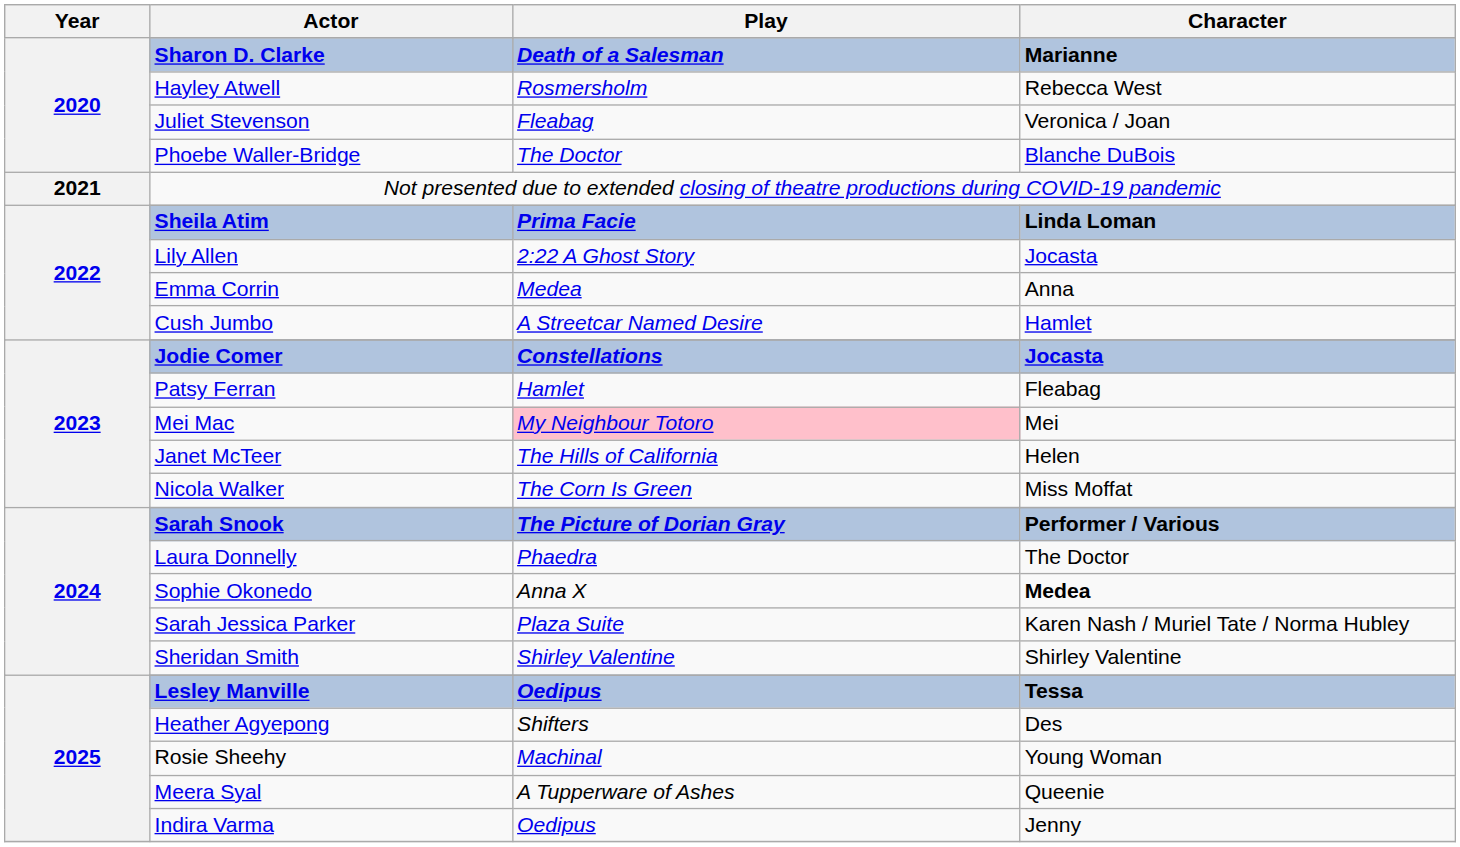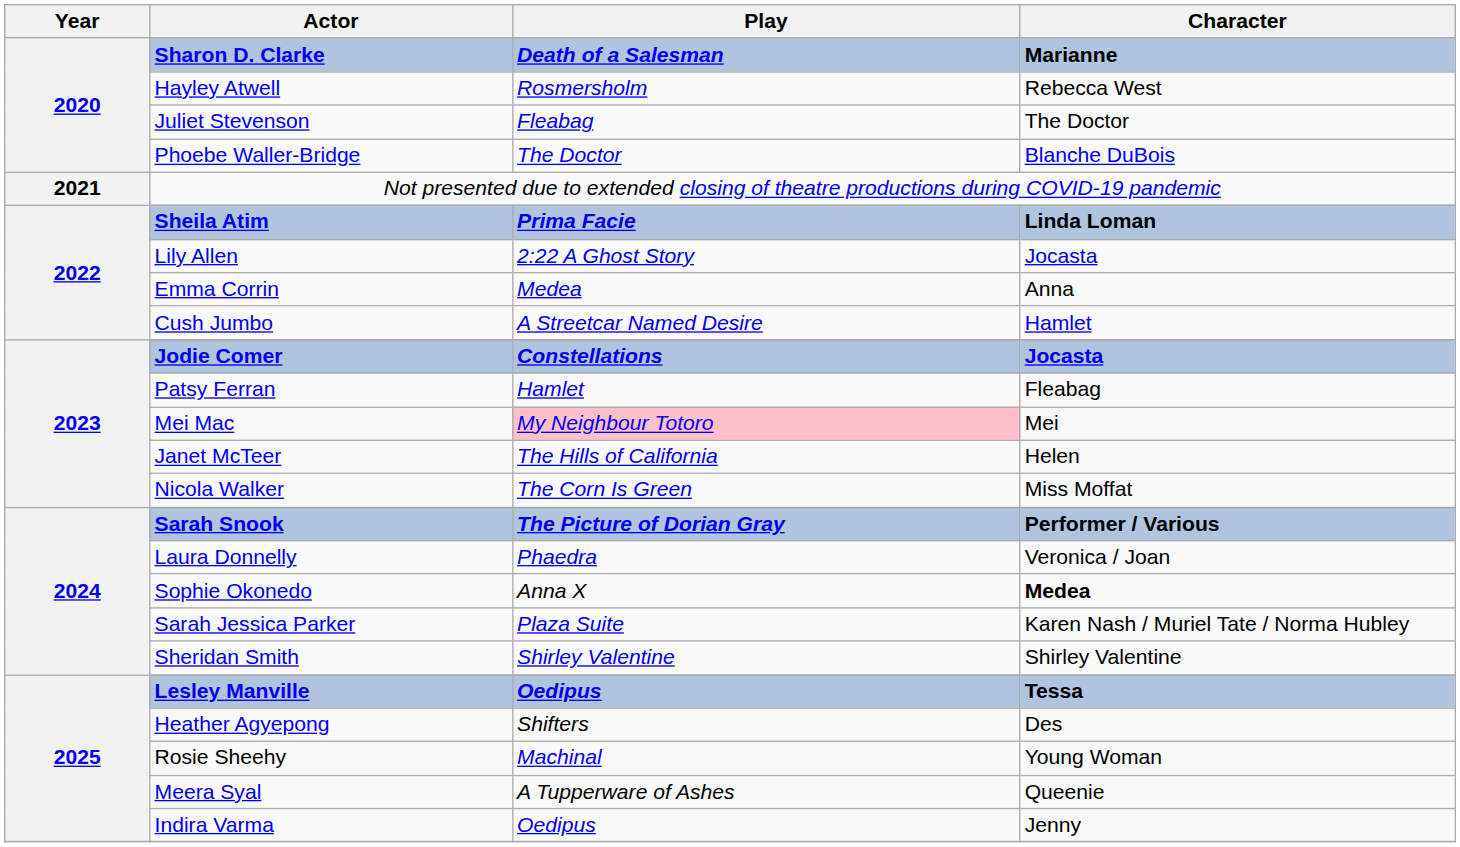(1097, 121) Veronica / Joan -> (1077, 121) The Doctor
(1077, 557) The Doctor -> (1097, 557) Veronica / Joan
